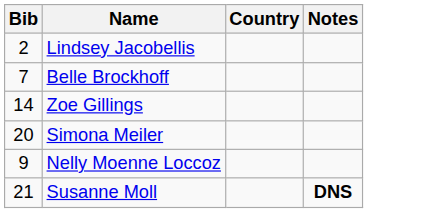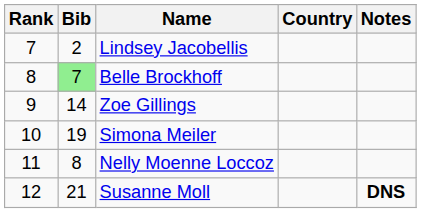+ column: (31, 18)
(23, 76) no background -> (76, 76) lightgreen background
(23, 134) 20 -> (76, 134) 19
(23, 163) 9 -> (76, 163) 8
